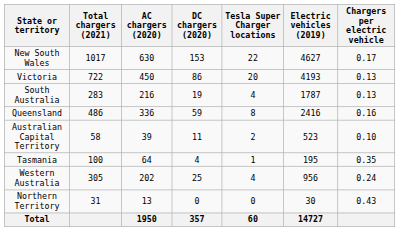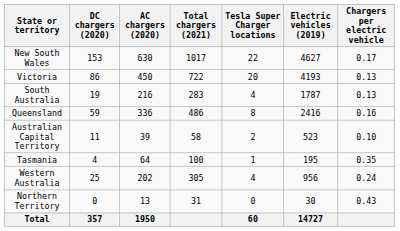columns swapped: (197, 25) <-> (96, 25)
